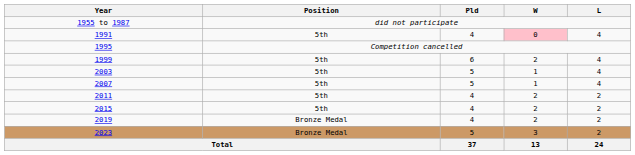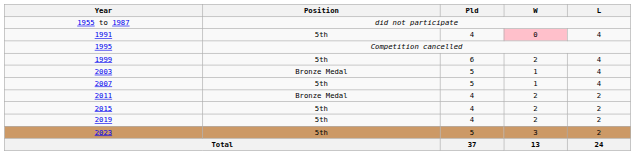(321, 71) 5th -> (321, 71) Bronze Medal
(321, 95) 5th -> (321, 95) Bronze Medal
(321, 120) Bronze Medal -> (321, 120) 5th
(321, 132) Bronze Medal -> (321, 132) 5th
